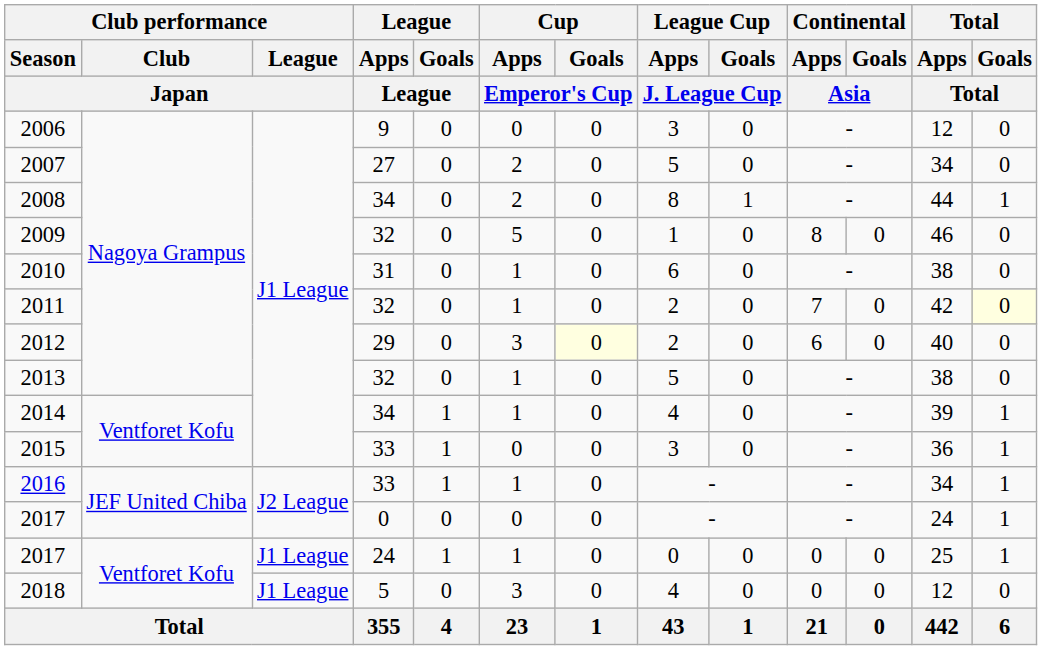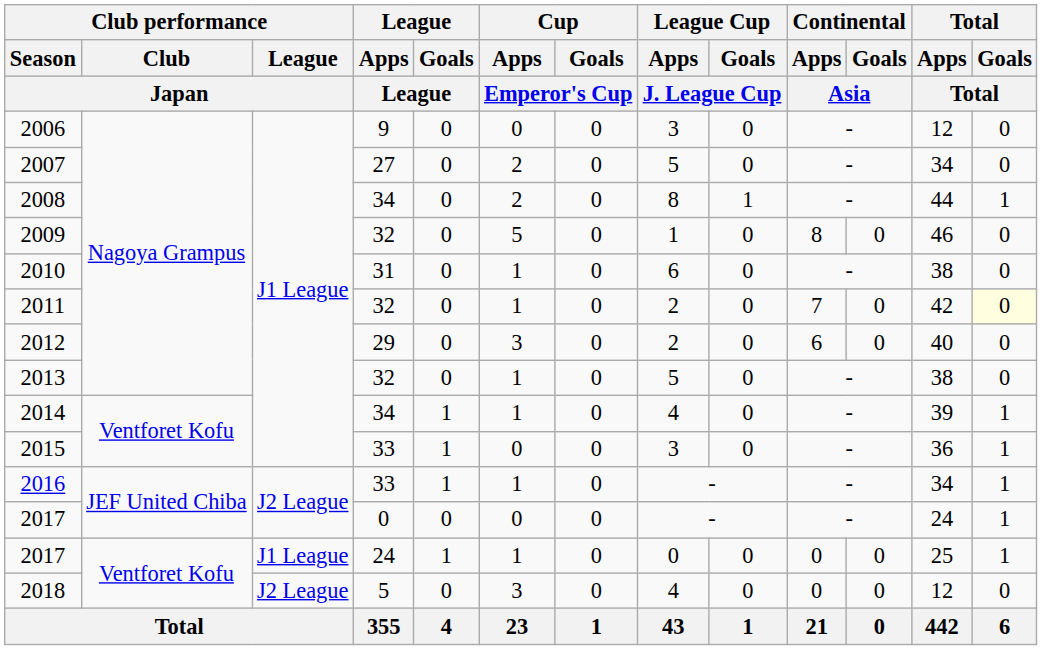(596, 341) lightyellow background -> (596, 341) no background
(303, 590) J1 League -> (303, 590) J2 League
